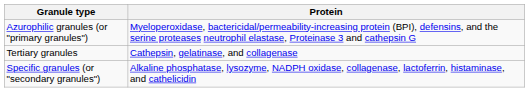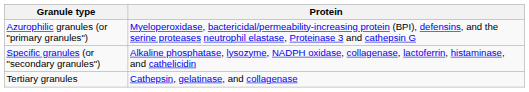rows swapped: (53, 73) <-> (42, 53)
